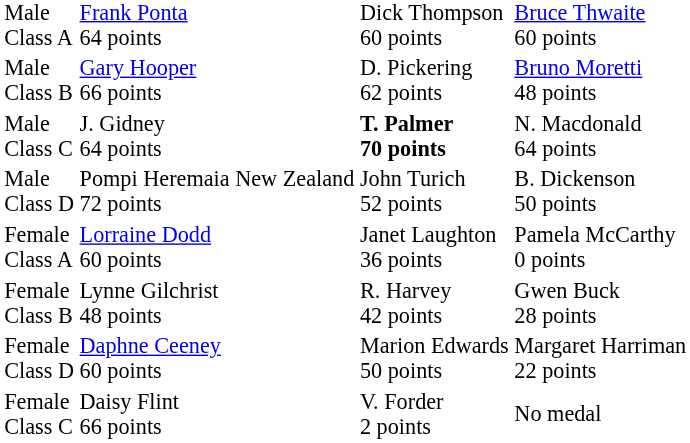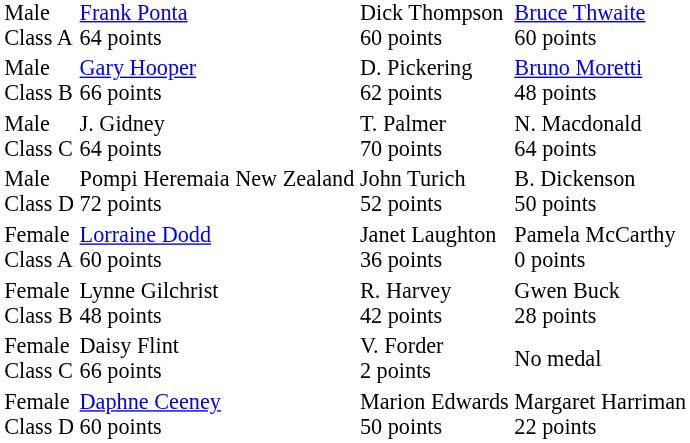(407, 136) bold -> (403, 136) normal
rows swapped: (38, 414) <-> (39, 358)
